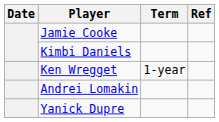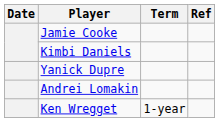rows swapped: (82, 108) <-> (79, 70)
